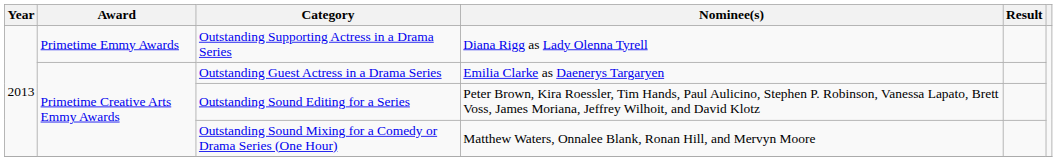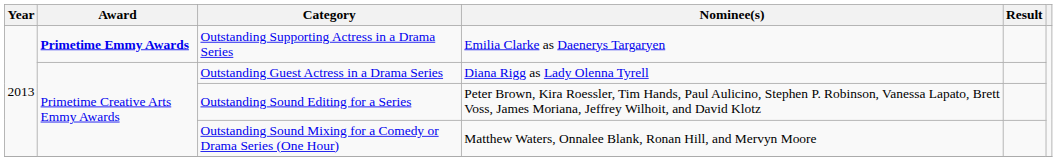(110, 44) normal -> (115, 44) bold
(555, 44) Diana Rigg as Lady Olenna Tyrell -> (565, 44) Emilia Clarke as Daenerys Targaryen
(564, 72) Emilia Clarke as Daenerys Targaryen -> (557, 72) Diana Rigg as Lady Olenna Tyrell
